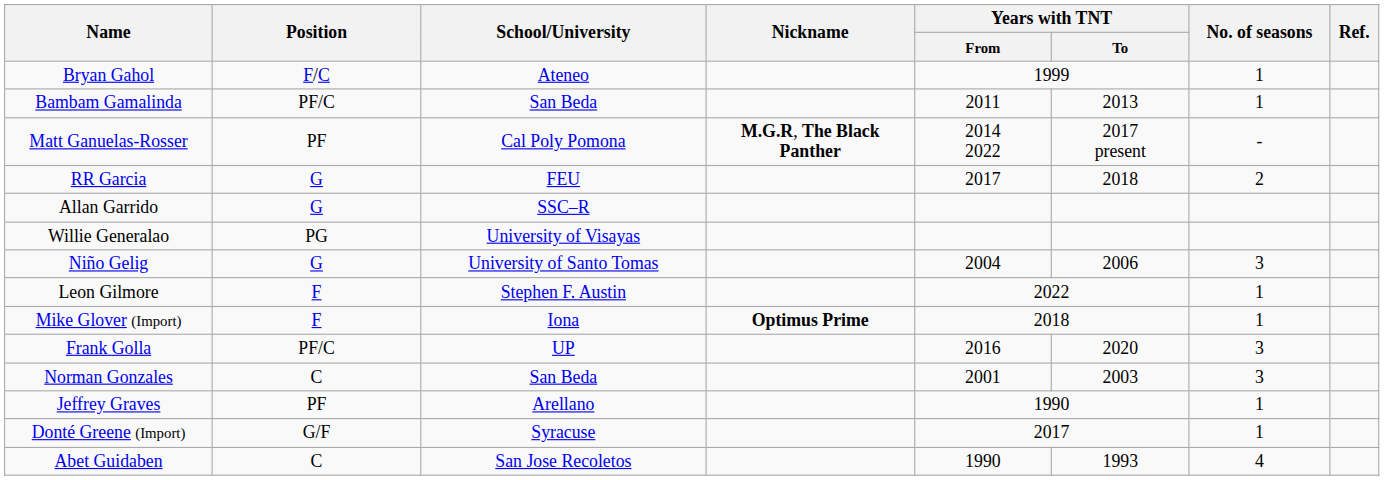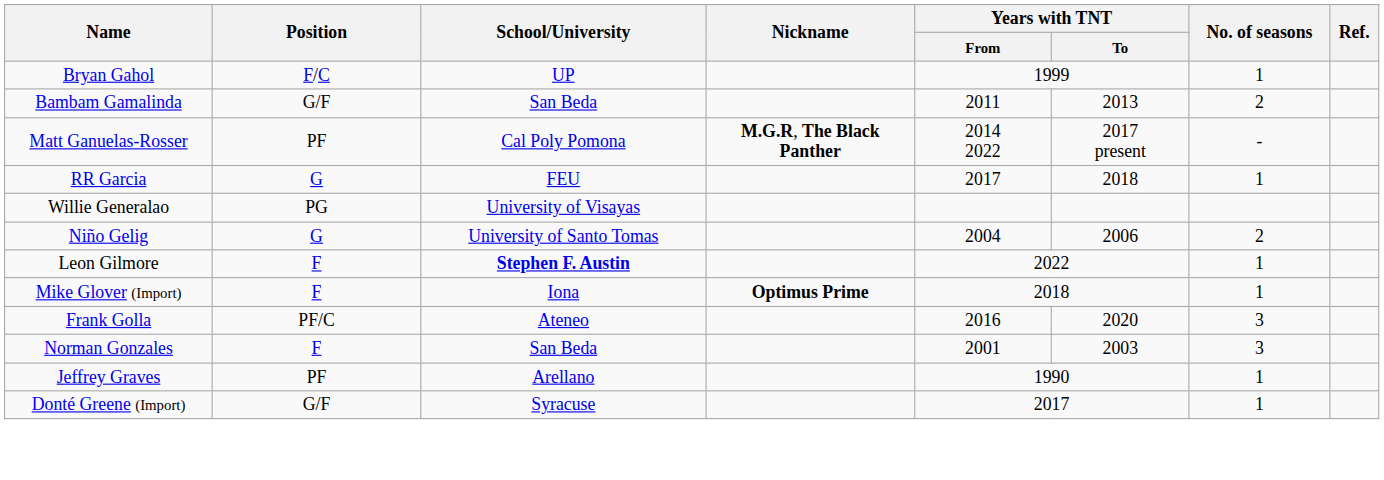(563, 74) Ateneo -> (563, 74) UP
(317, 103) PF/C -> (317, 103) G/F
(1259, 103) 1 -> (1259, 103) 2
(1259, 179) 2 -> (1259, 179) 1
- row: (109, 207)
(1259, 263) 3 -> (1259, 235) 2
(563, 292) normal -> (563, 263) bold
(563, 348) UP -> (563, 320) Ateneo
(317, 376) C -> (317, 348) F
- row: (109, 461)
